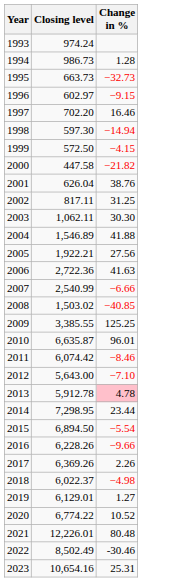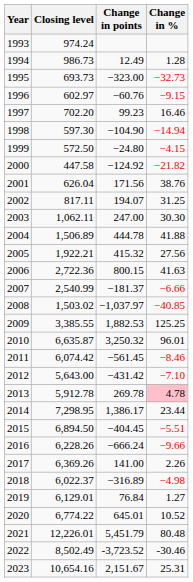+ column: (121, 19)
(79, 78) 663.73 -> (79, 78) 693.73
(75, 235) 1,546.89 -> (75, 235) 1,506.89
(122, 428) −5.54 -> (172, 428) −5.51
